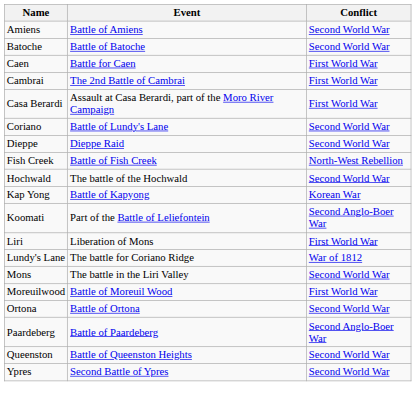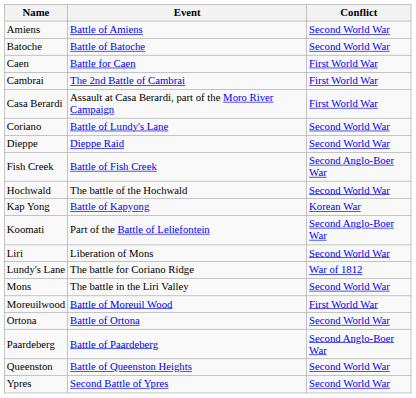(356, 161) North-West Rebellion -> (352, 167) Second Anglo-Boer War
(343, 241) First World War -> (349, 253) Second World War
